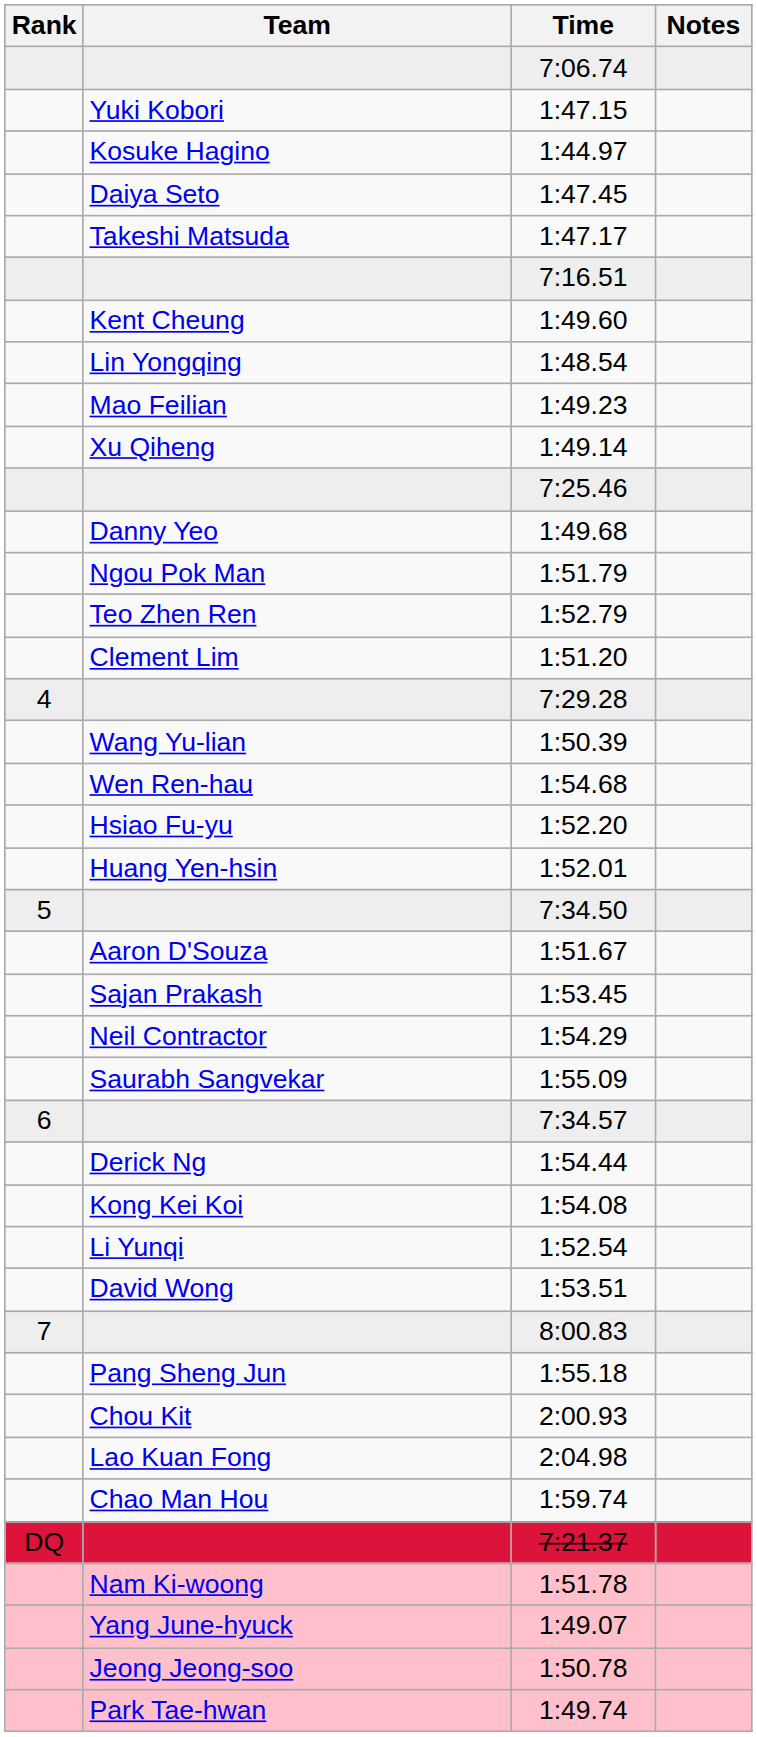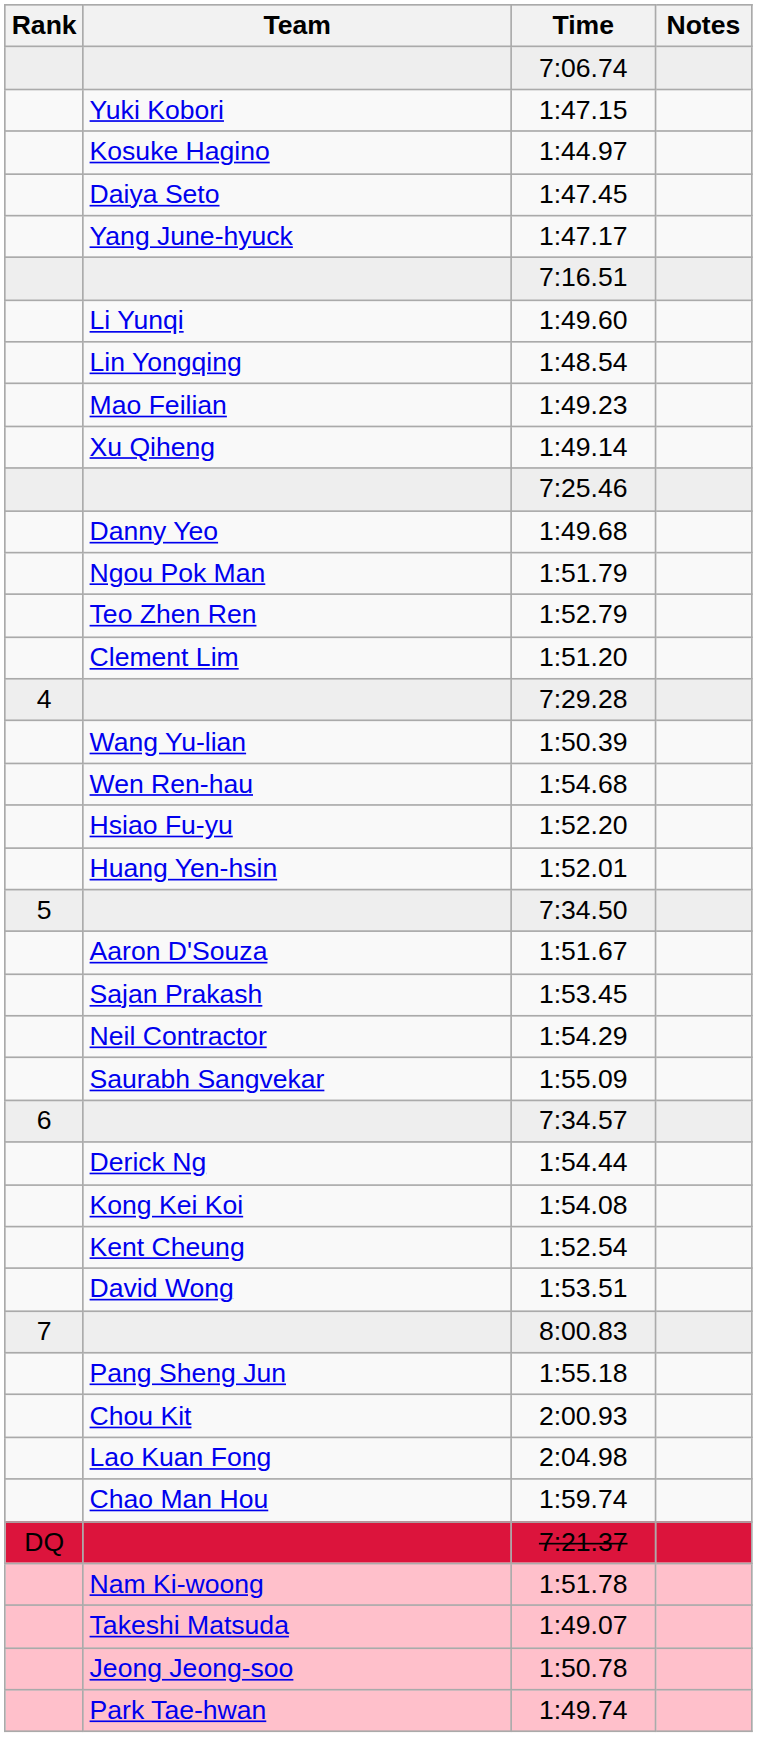(189, 236) Takeshi Matsuda -> (191, 236) Yang June-hyuck
(167, 320) Kent Cheung -> (137, 320) Li Yunqi
(137, 1247) Li Yunqi -> (167, 1247) Kent Cheung
(191, 1626) Yang June-hyuck -> (189, 1626) Takeshi Matsuda
